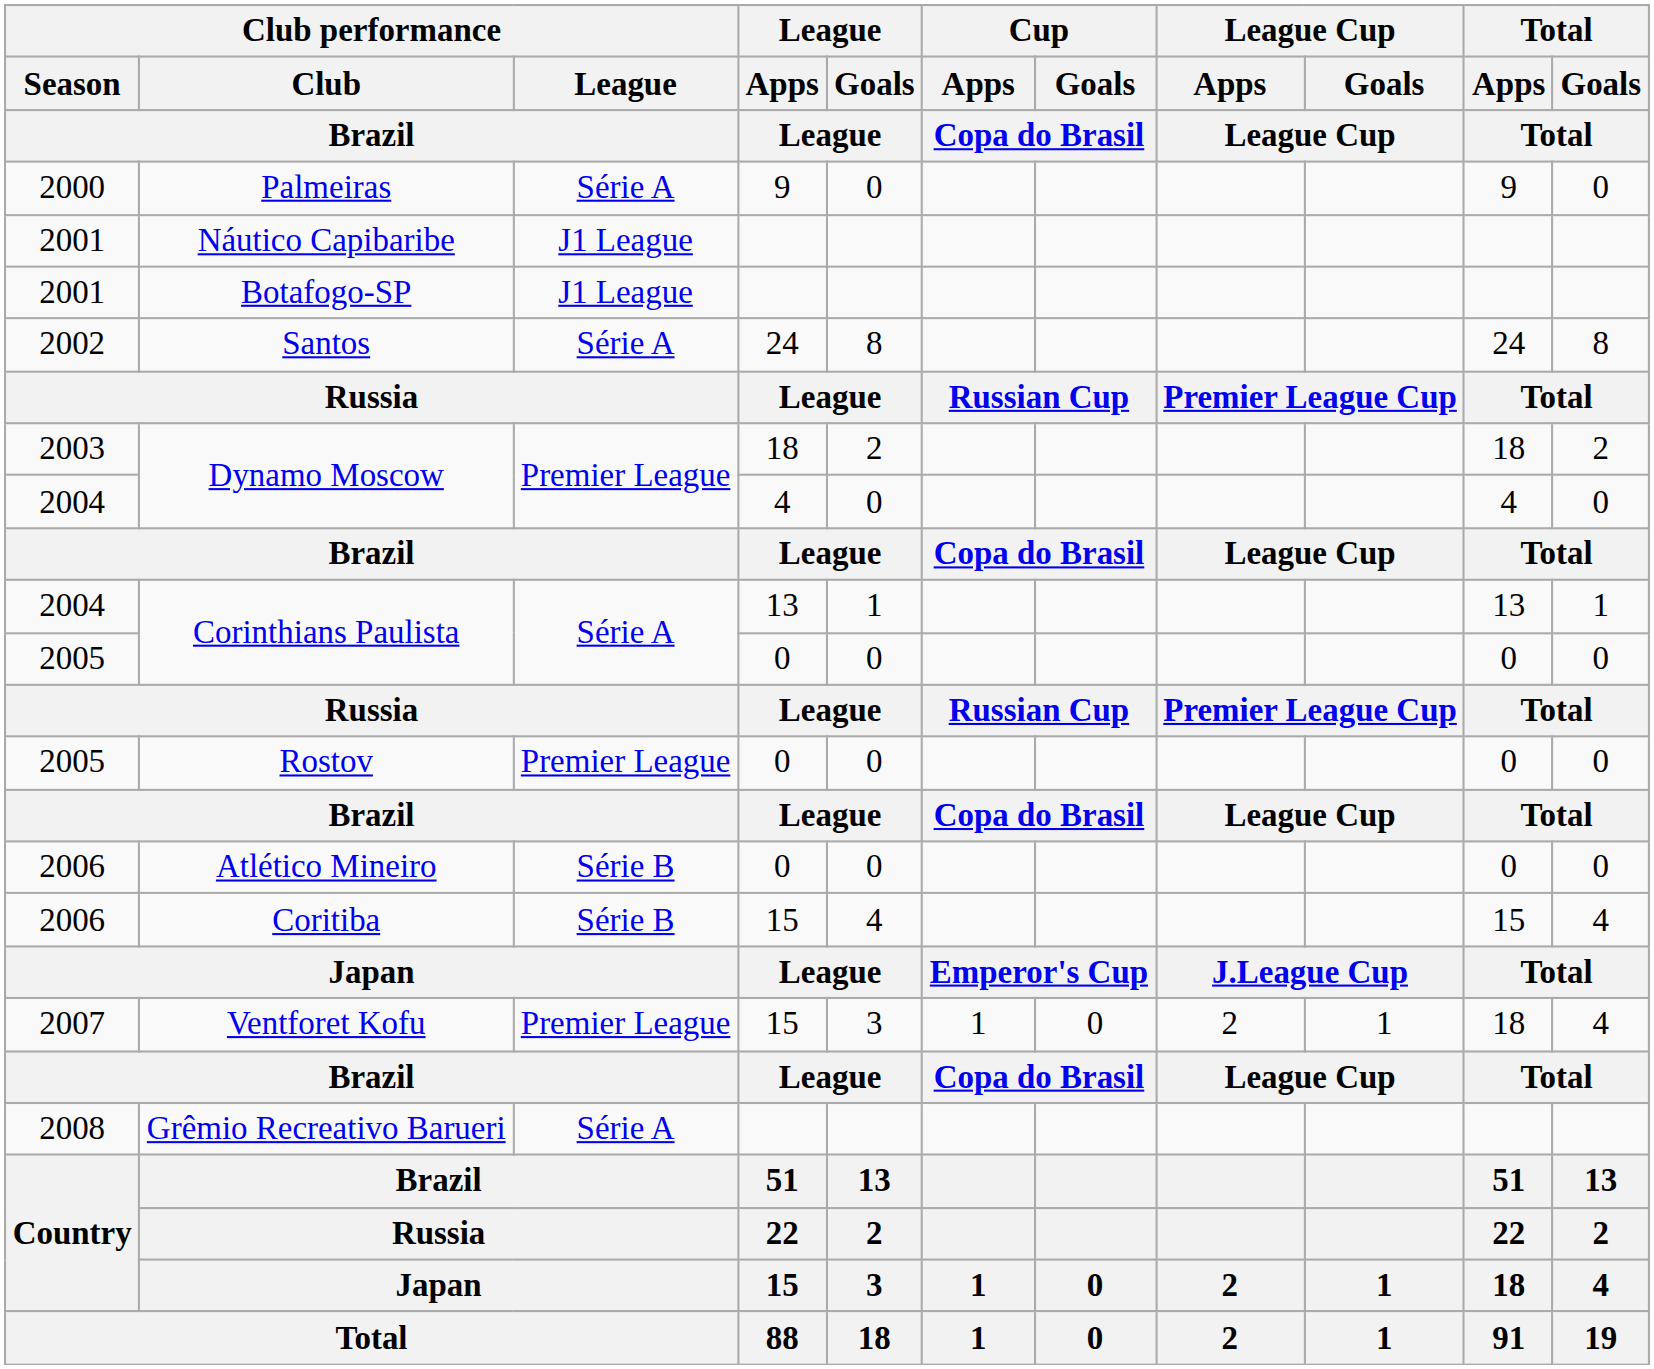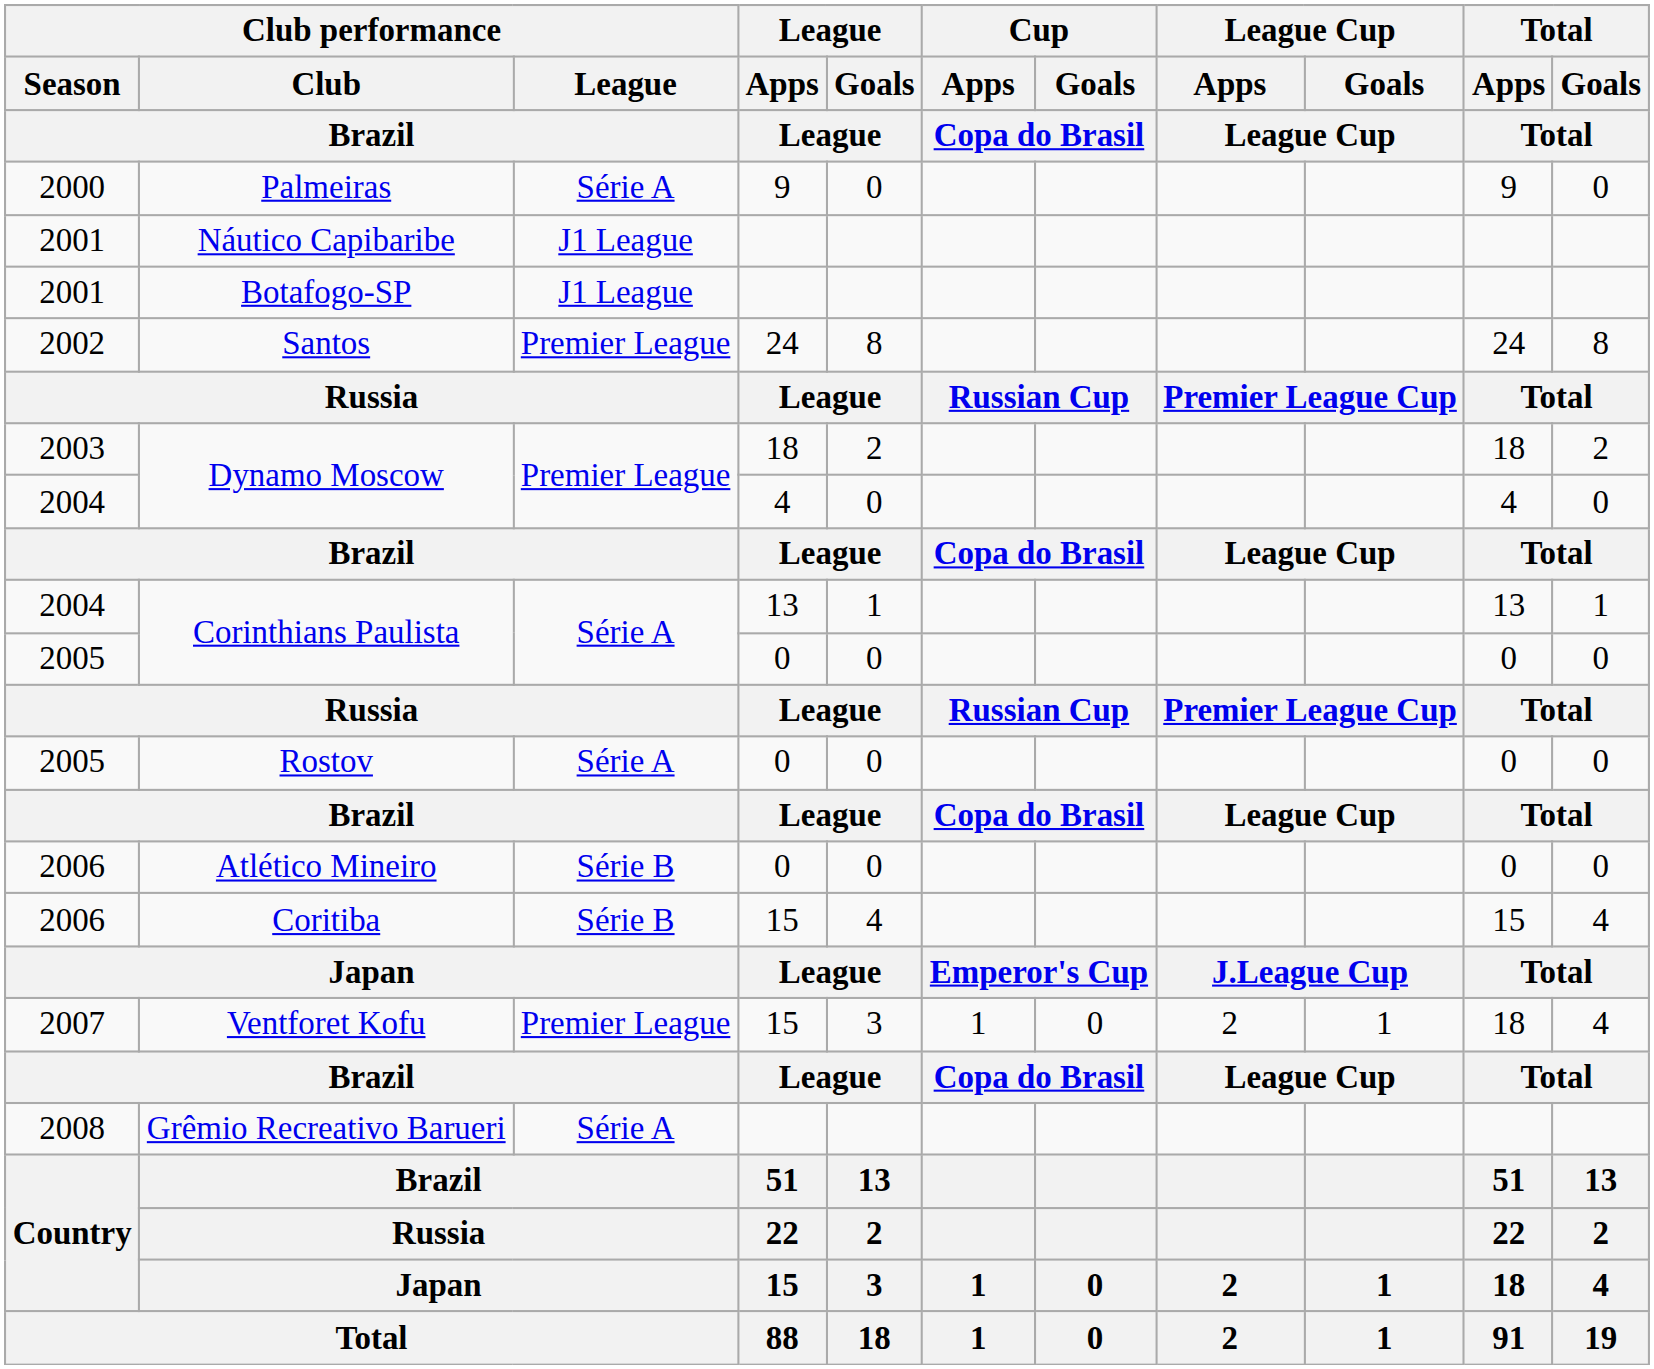(626, 344) Série A -> (626, 344) Premier League
(626, 762) Premier League -> (626, 762) Série A
